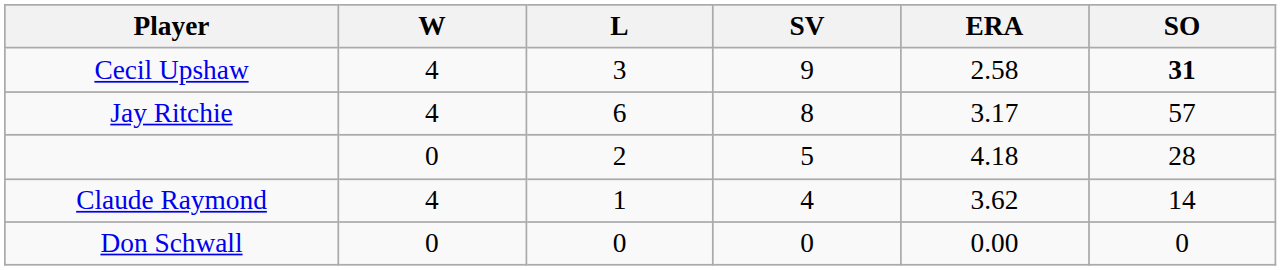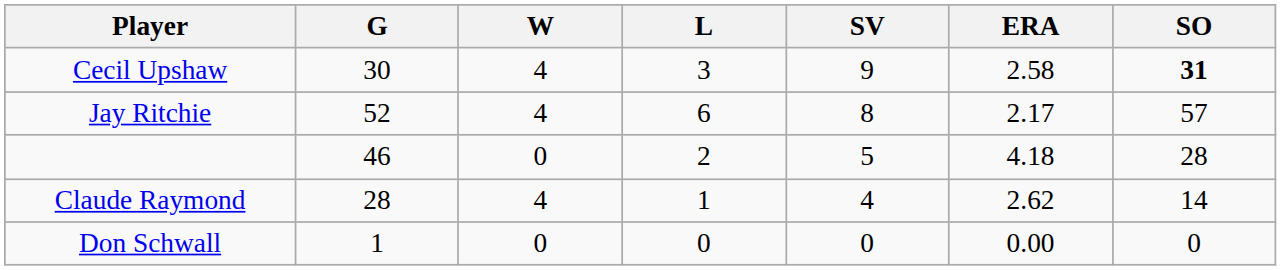+ column: (377, 26)
(994, 112) 3.17 -> (1031, 112) 2.17
(994, 199) 3.62 -> (1031, 199) 2.62
